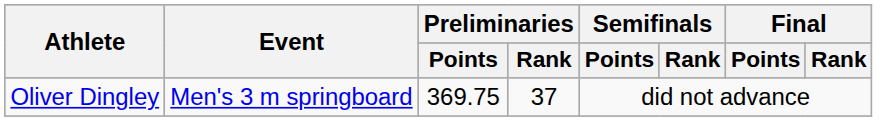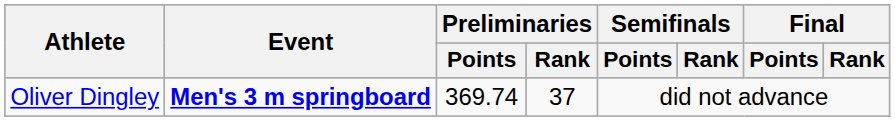(291, 98) normal -> (301, 98) bold
(463, 98) 369.75 -> (482, 98) 369.74
